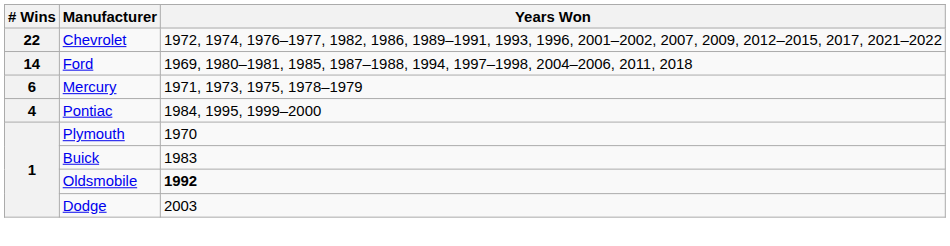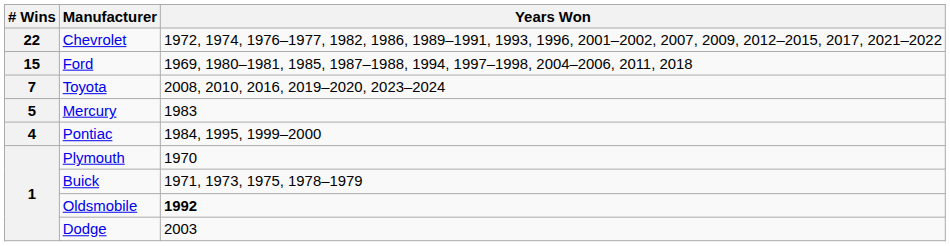(32, 64) 14 -> (32, 64) 15
+ row: (85, 87)
(32, 87) 6 -> (32, 111) 5
(263, 87) 1971, 1973, 1975, 1978–1979 -> (180, 111) 1983
(180, 158) 1983 -> (263, 182) 1971, 1973, 1975, 1978–1979
